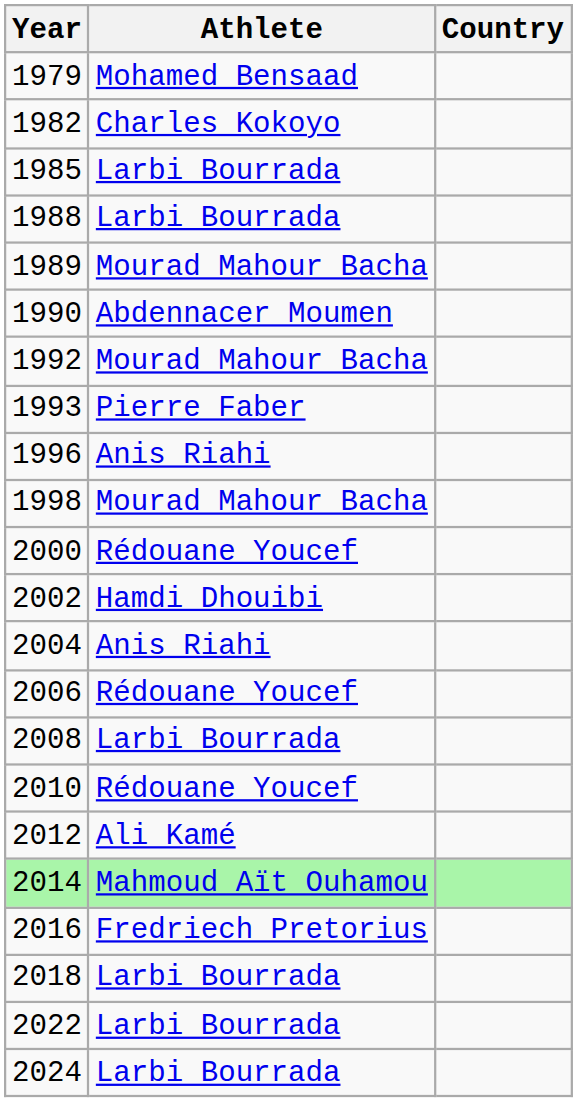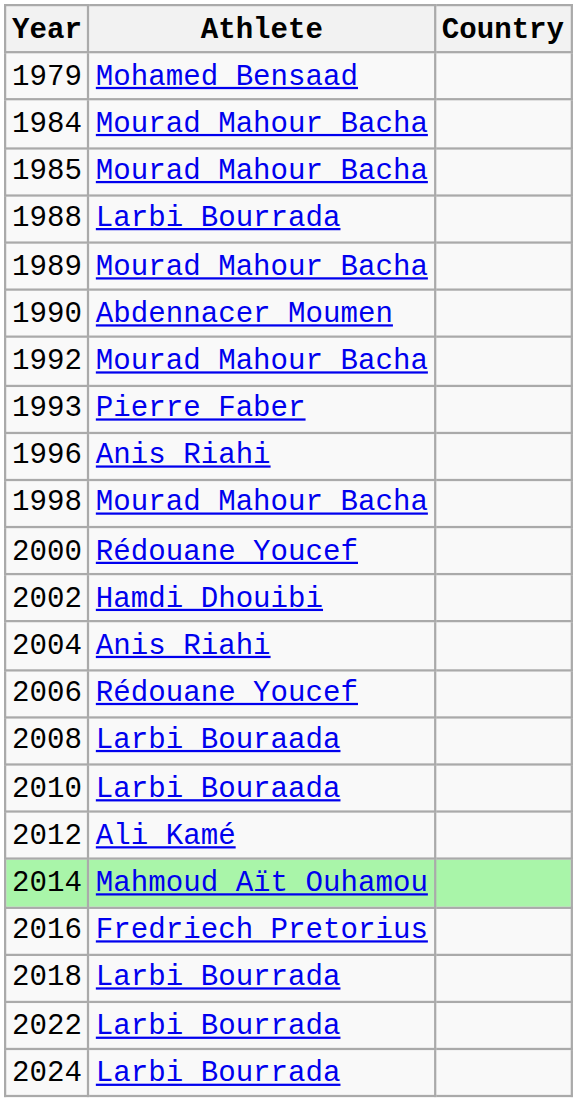- row: (47, 124)
+ row: (47, 124)
(218, 171) Larbi Bourrada -> (262, 171) Mourad Mahour Bacha
(218, 741) Larbi Bourrada -> (218, 741) Larbi Bouraada
(227, 788) Rédouane Youcef -> (218, 788) Larbi Bouraada
